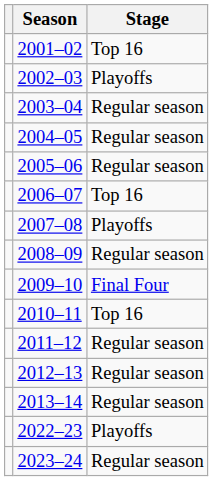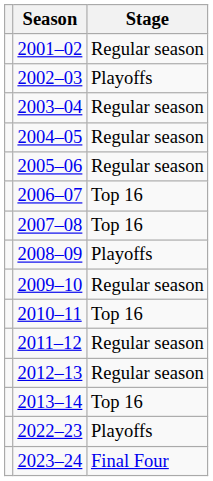(117, 48) Top 16 -> (147, 48) Regular season
(122, 225) Playoffs -> (117, 225) Top 16
(147, 254) Regular season -> (122, 254) Playoffs
(130, 284) Final Four -> (147, 284) Regular season
(147, 401) Regular season -> (117, 401) Top 16
(147, 460) Regular season -> (130, 460) Final Four
